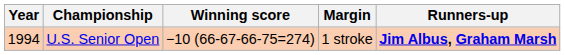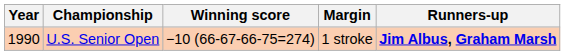(24, 38) 1994 -> (24, 38) 1990
